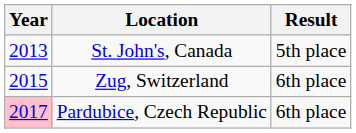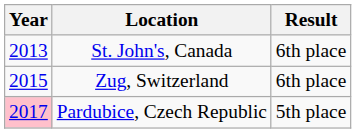(311, 50) 5th place -> (311, 50) 6th place
(311, 111) 6th place -> (311, 111) 5th place
